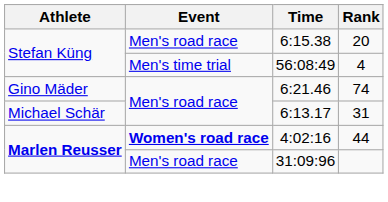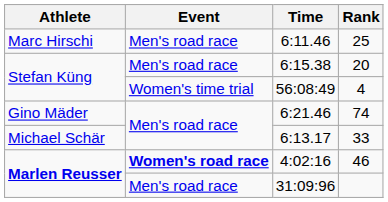+ row: (306, 41)
(180, 65) Men's time trial -> (191, 89) Women's time trial
(361, 113) 31 -> (361, 138) 33
(361, 138) 44 -> (361, 162) 46
